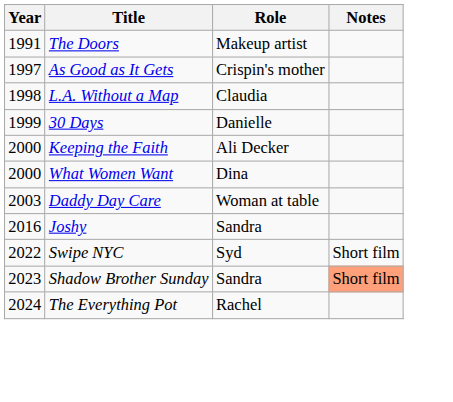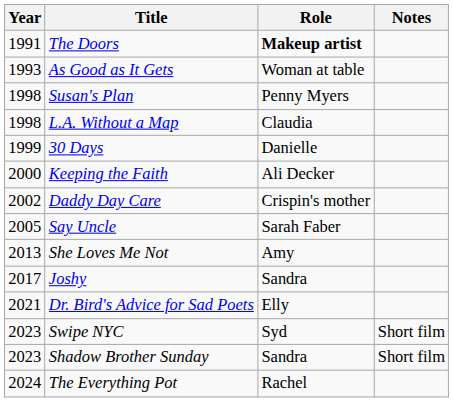(262, 43) normal -> (312, 43) bold
(25, 69) 1997 -> (25, 69) 1993
(270, 69) Crispin's mother -> (313, 69) Woman at table
+ row: (91, 95)
- row: (111, 174)
(25, 200) 2003 -> (25, 200) 2002
(268, 200) Woman at table -> (316, 200) Crispin's mother
+ row: (83, 226)
+ row: (109, 252)
(25, 226) 2016 -> (25, 278) 2017
+ row: (151, 305)
(25, 252) 2022 -> (25, 331) 2023
(366, 278) lightsalmon background -> (411, 357) no background
